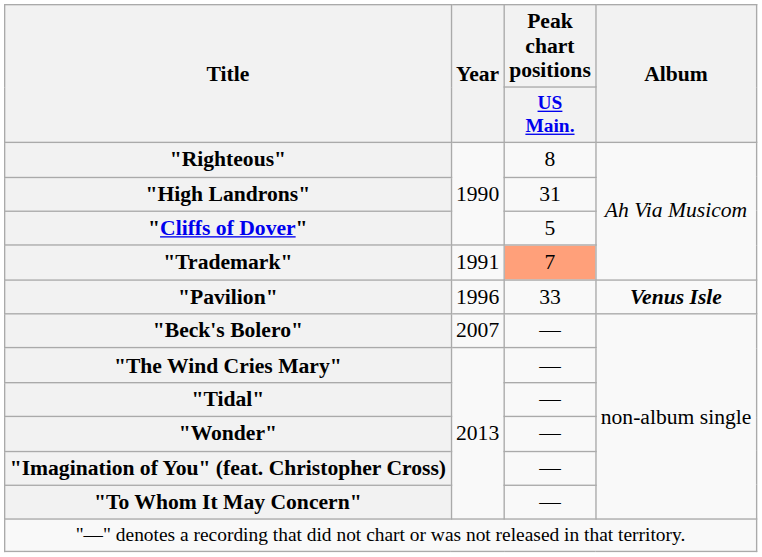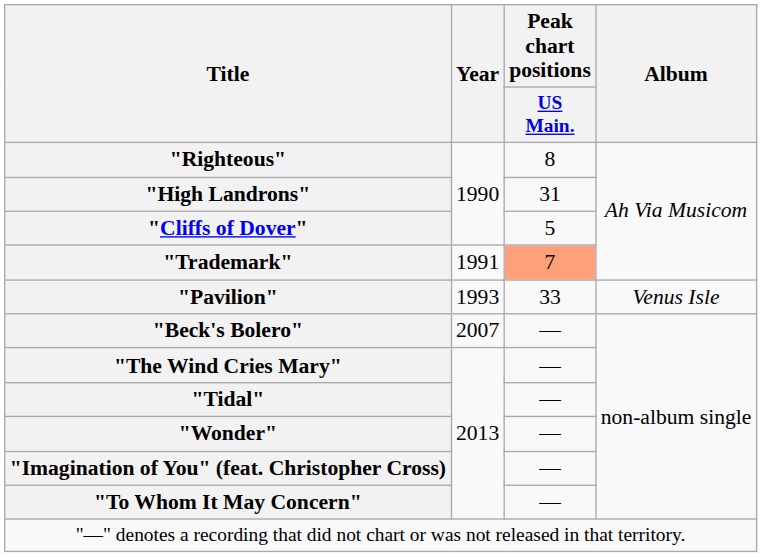(478, 296) 1996 -> (478, 296) 1993
(676, 296) bold -> (676, 296) normal
